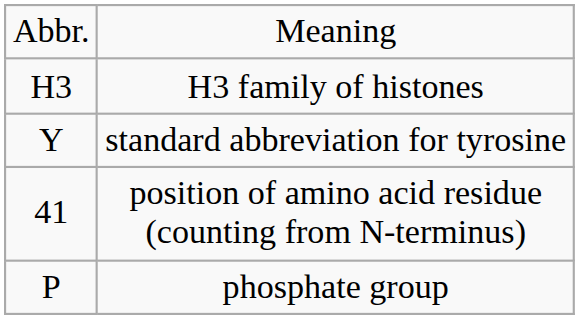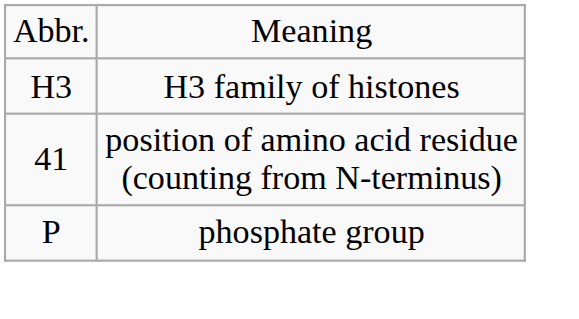- row: (336, 139)
